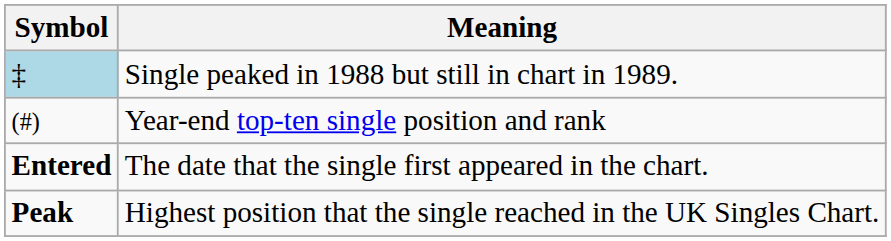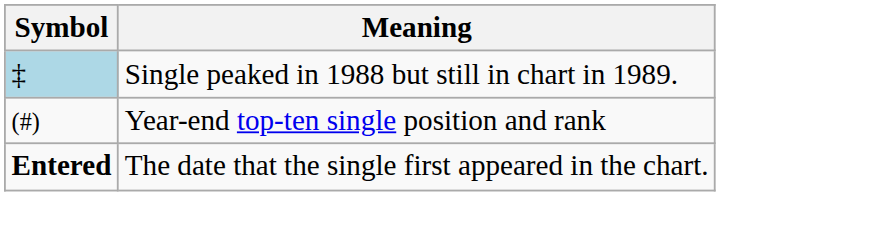- row: (42, 212)
